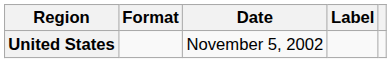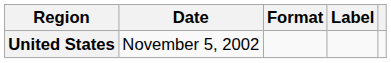columns swapped: (255, 17) <-> (151, 17)
